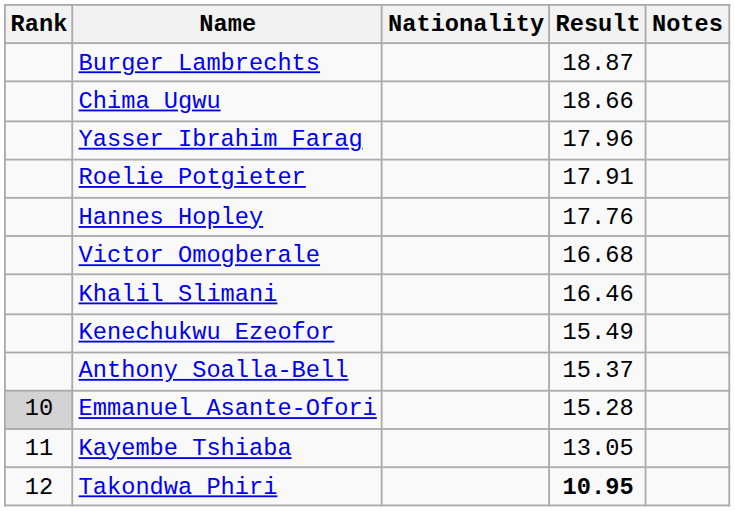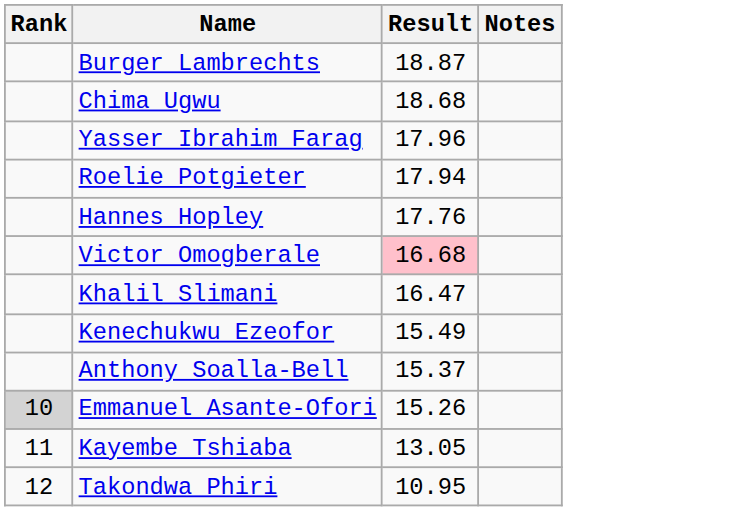- column: (466, 24)
(598, 101) 18.66 -> (431, 101) 18.68
(598, 178) 17.91 -> (431, 178) 17.94
(598, 256) no background -> (431, 256) pink background
(598, 294) 16.46 -> (431, 294) 16.47
(598, 410) 15.28 -> (431, 410) 15.26
(598, 487) bold -> (431, 487) normal
